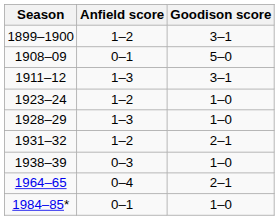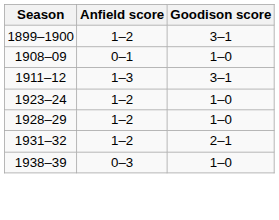(221, 57) 5–0 -> (221, 57) 1–0
(122, 120) 1–3 -> (122, 120) 1–2
- row: (41, 183)
- row: (41, 204)
